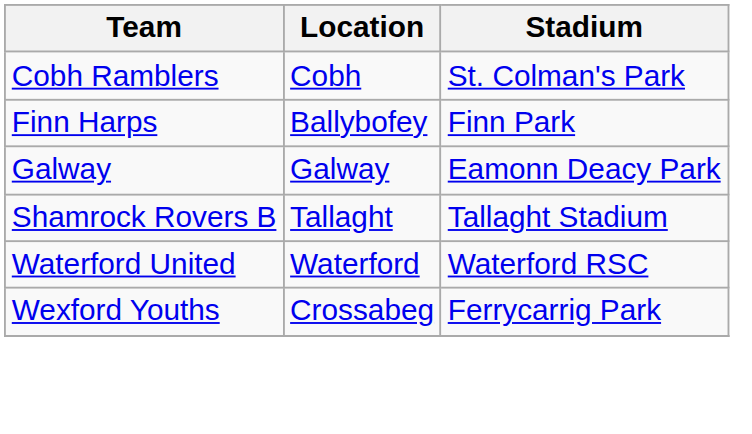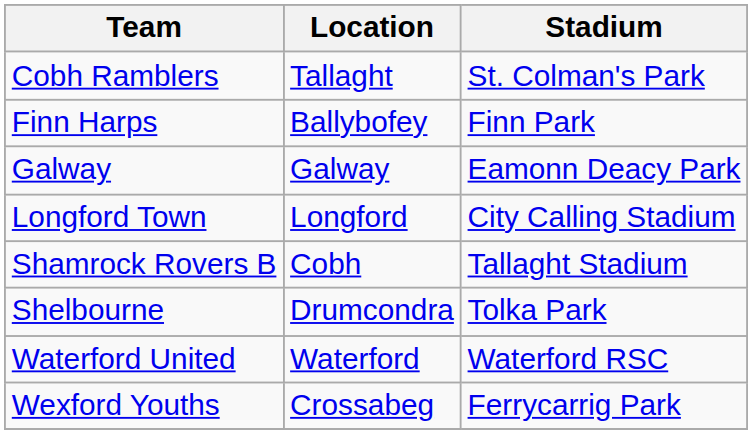(326, 75) Cobh -> (341, 75) Tallaght
+ row: (109, 216)
(341, 216) Tallaght -> (326, 264) Cobh
+ row: (88, 311)
